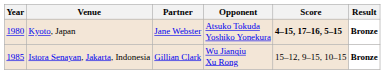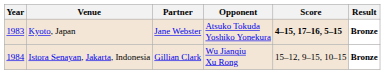(15, 32) 1980 -> (15, 32) 1983
(15, 57) 1985 -> (15, 57) 1984
